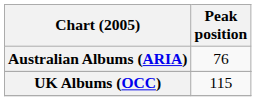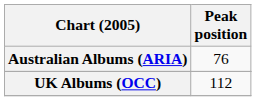(221, 83) 115 -> (221, 83) 112
